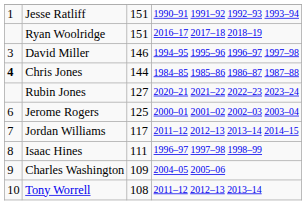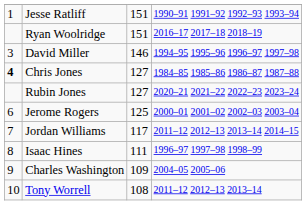(139, 72) 144 -> (139, 72) 127
